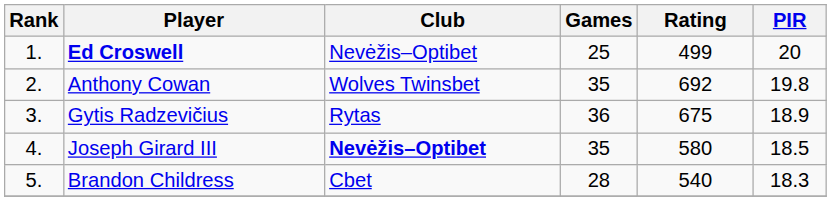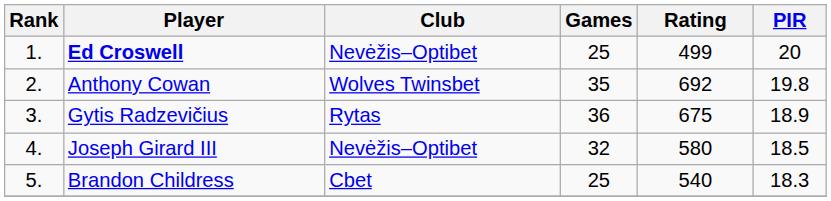(408, 148) bold -> (403, 148) normal
(599, 148) 35 -> (599, 148) 32
(599, 180) 28 -> (599, 180) 25
